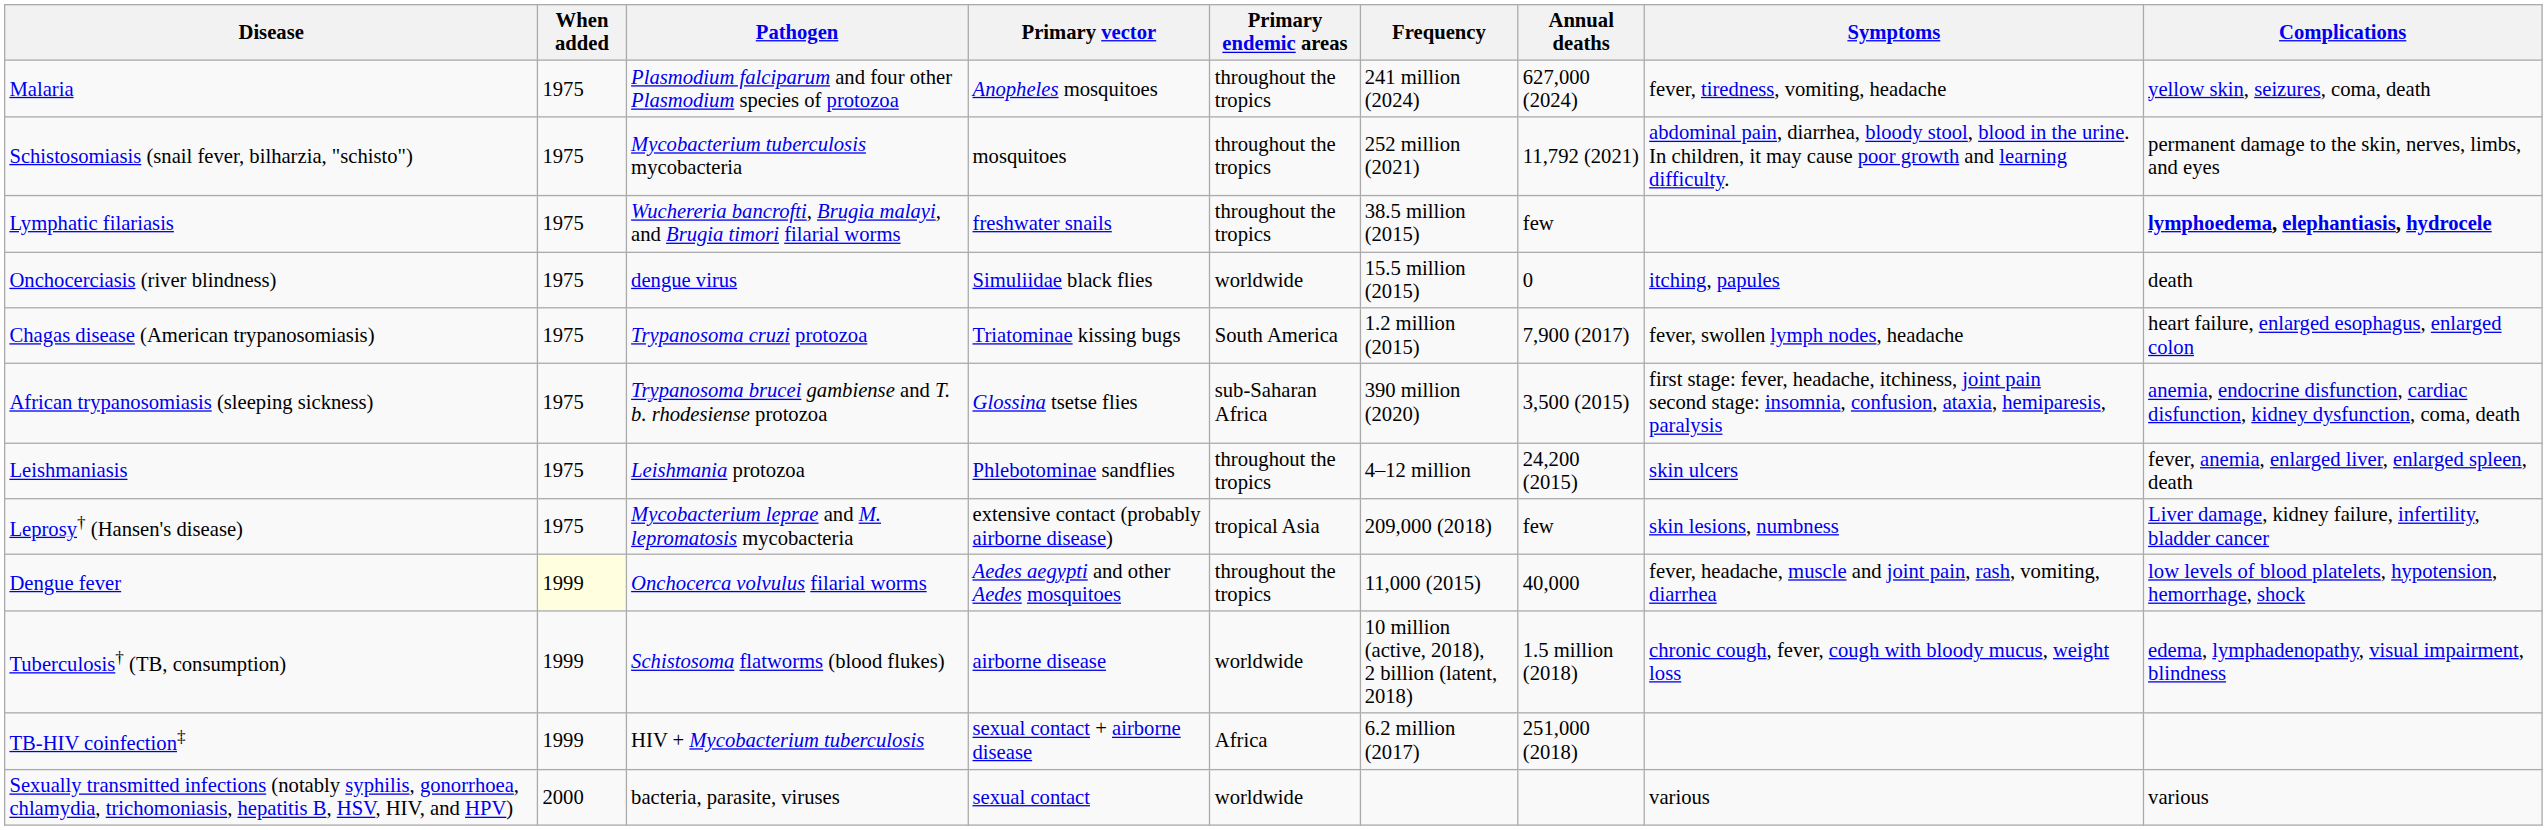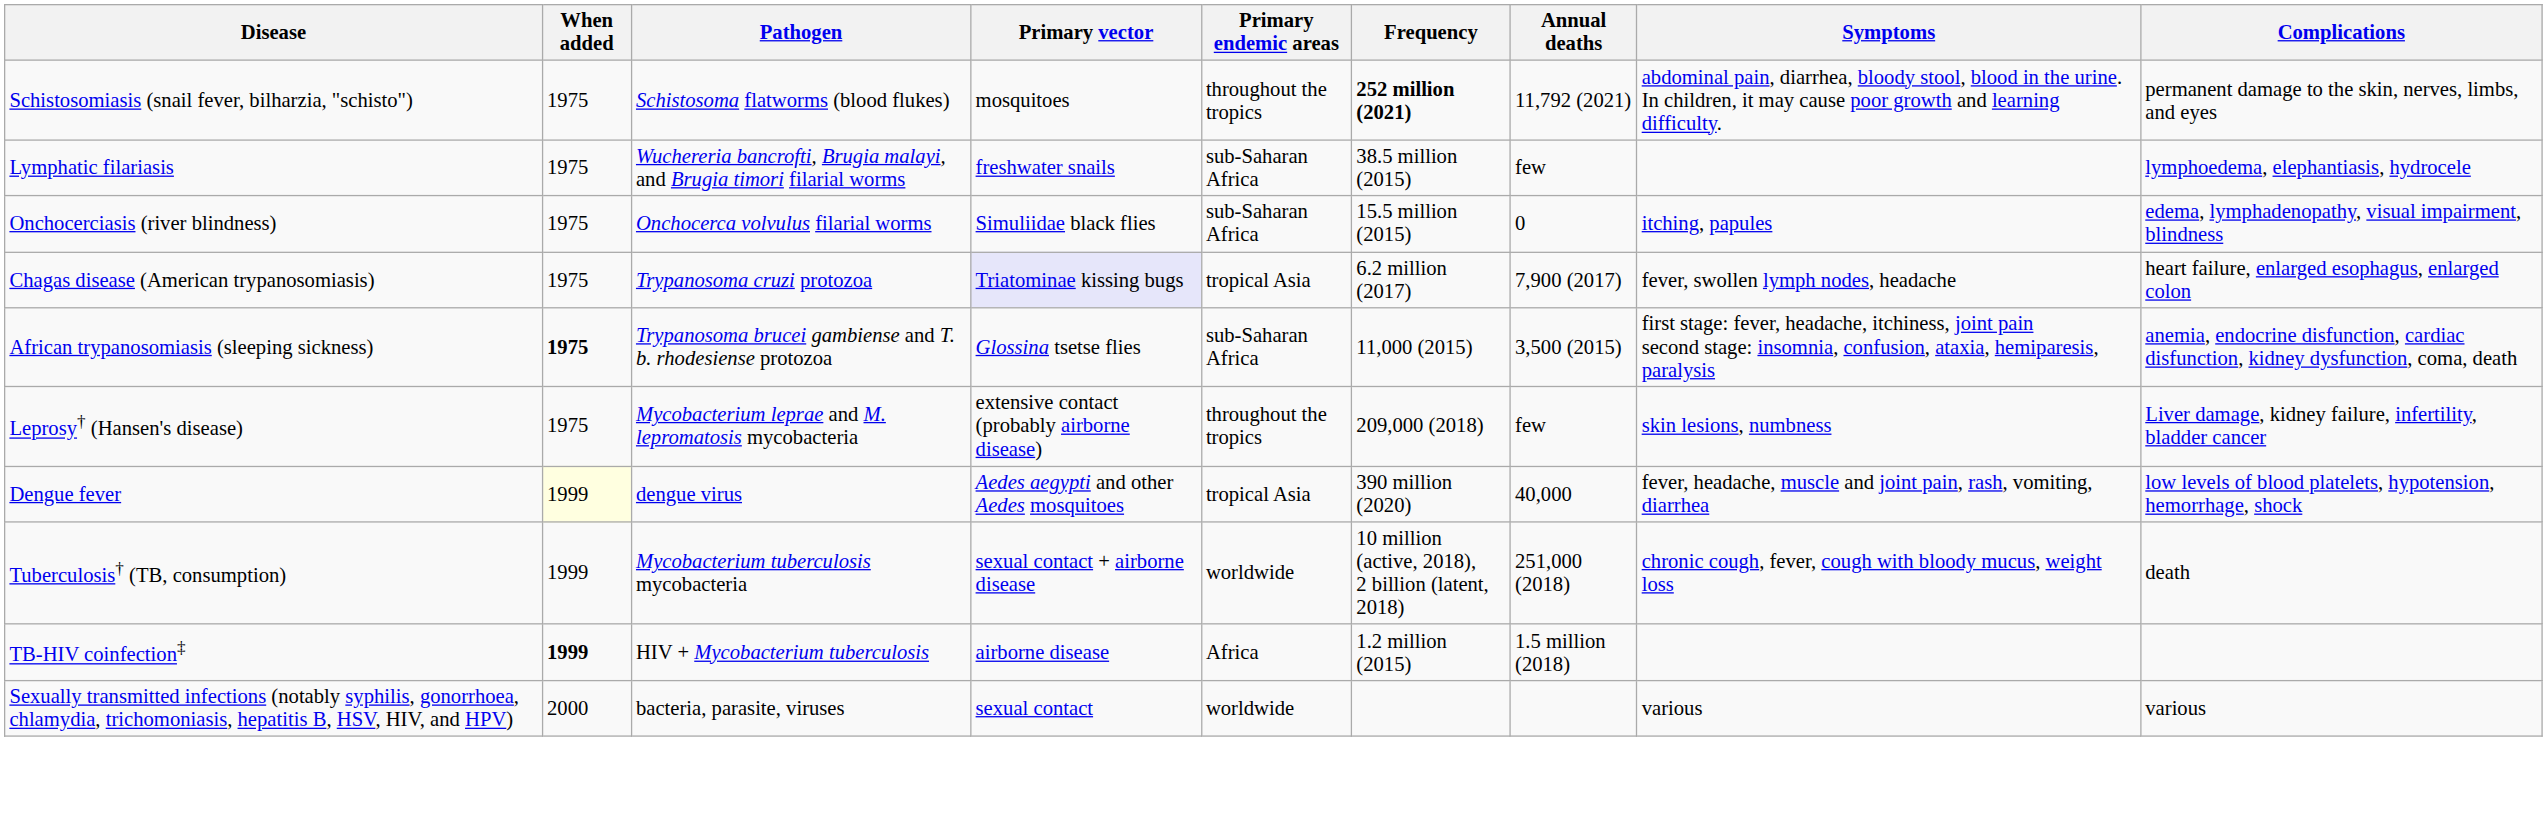- row: (41, 88)
(749, 155) Mycobacterium tuberculosis mycobacteria -> (793, 100) Schistosoma flatworms (blood flukes)
(1413, 155) normal -> (1405, 100) bold
(1275, 223) throughout the tropics -> (1257, 167) sub-Saharan Africa
(2320, 223) bold -> (2308, 167) normal
(684, 279) dengue virus -> (784, 223) Onchocerca volvulus filarial worms
(1259, 279) worldwide -> (1257, 223) sub-Saharan Africa
(2170, 279) death -> (2333, 223) edema, lymphadenopathy, visual impairment, blindness
(1077, 335) no background -> (1080, 279) lavender background
(1276, 335) South America -> (1258, 279) tropical Asia
(1410, 335) 1.2 million (2015) -> (1402, 279) 6.2 million (2017)
(563, 403) normal -> (568, 347) bold
(1413, 403) 390 million (2020) -> (1414, 347) 11,000 (2015)
- row: (68, 470)
(1267, 526) tropical Asia -> (1266, 426) throughout the tropics
(779, 582) Onchocerca volvulus filarial worms -> (689, 493) dengue virus
(1275, 582) throughout the tropics -> (1258, 493) tropical Asia
(1423, 582) 11,000 (2015) -> (1404, 493) 390 million (2020)
(788, 661) Schistosoma flatworms (blood flukes) -> (753, 572) Mycobacterium tuberculosis mycobacteria
(1039, 661) airborne disease -> (1080, 572) sexual contact + airborne disease
(1568, 661) 1.5 million (2018) -> (1549, 572) 251,000 (2018)
(2336, 661) edema, lymphadenopathy, visual impairment, blindness -> (2168, 572) death
(563, 740) normal -> (568, 652) bold
(1077, 740) sexual contact + airborne disease -> (1042, 652) airborne disease
(1410, 740) 6.2 million (2017) -> (1402, 652) 1.2 million (2015)
(1556, 740) 251,000 (2018) -> (1560, 652) 1.5 million (2018)
